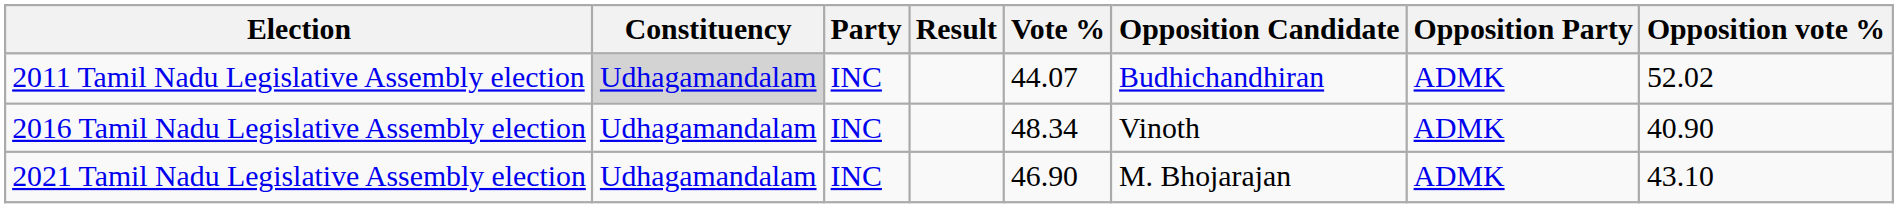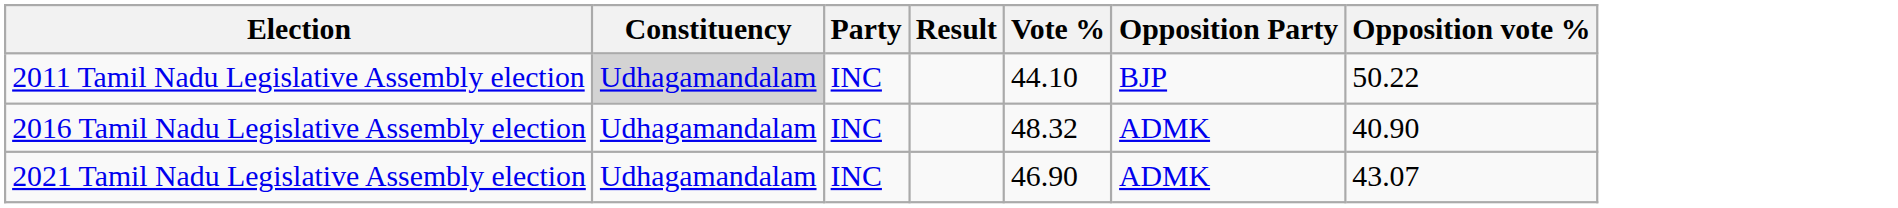- column: (1259, 28)
(1044, 77) 44.07 -> (1044, 77) 44.10
(1459, 77) ADMK -> (1143, 77) BJP
(1680, 77) 52.02 -> (1386, 77) 50.22
(1044, 126) 48.34 -> (1044, 126) 48.32
(1680, 176) 43.10 -> (1386, 176) 43.07
